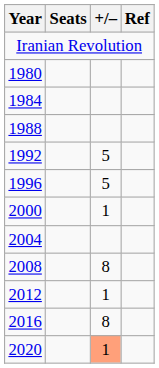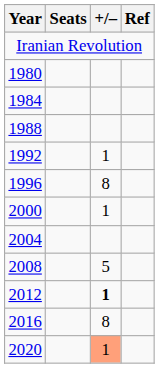(106, 156) 5 -> (106, 156) 1
(106, 183) 5 -> (106, 183) 8
(106, 266) 8 -> (106, 266) 5
(106, 294) normal -> (106, 294) bold
